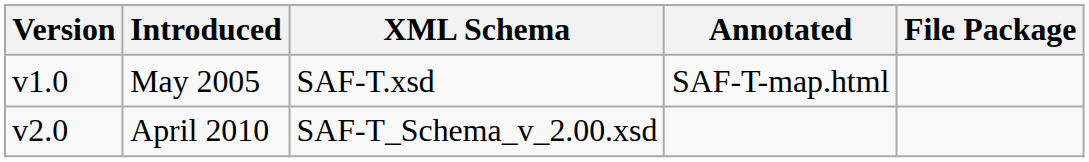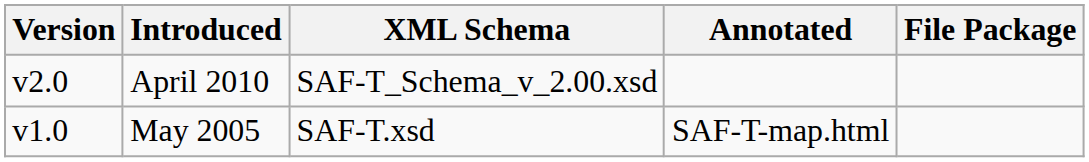rows swapped: (195, 80) <-> (200, 130)
